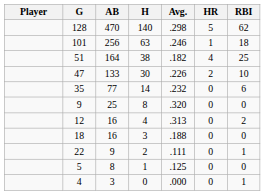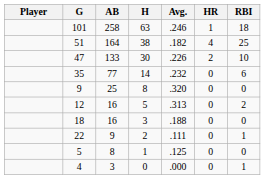- row: (79, 27)
(112, 43) 256 -> (112, 27) 258
(145, 120) 4 -> (145, 105) 5
